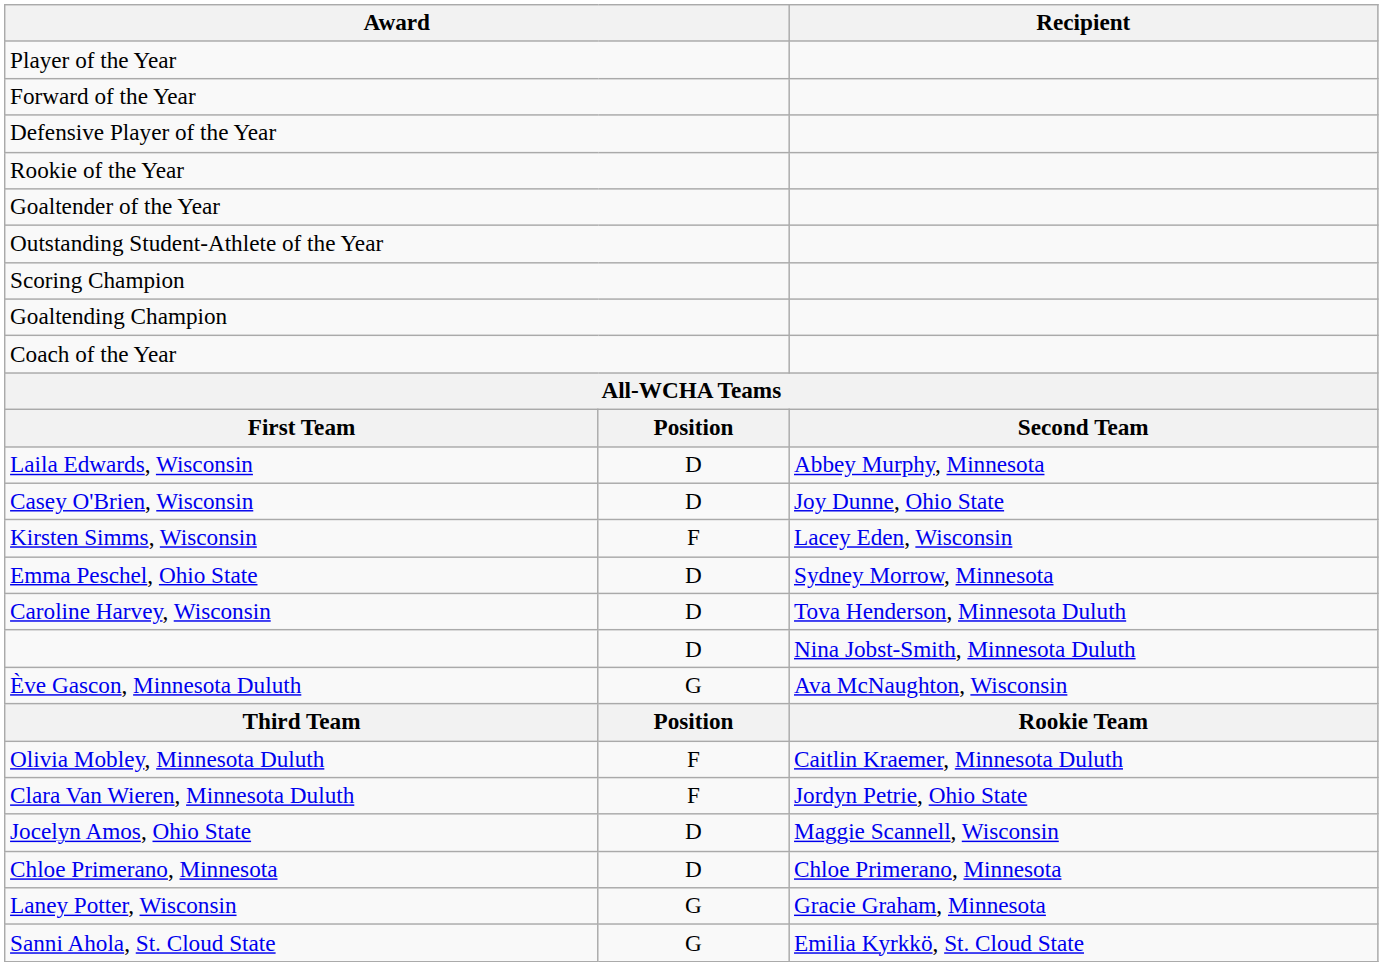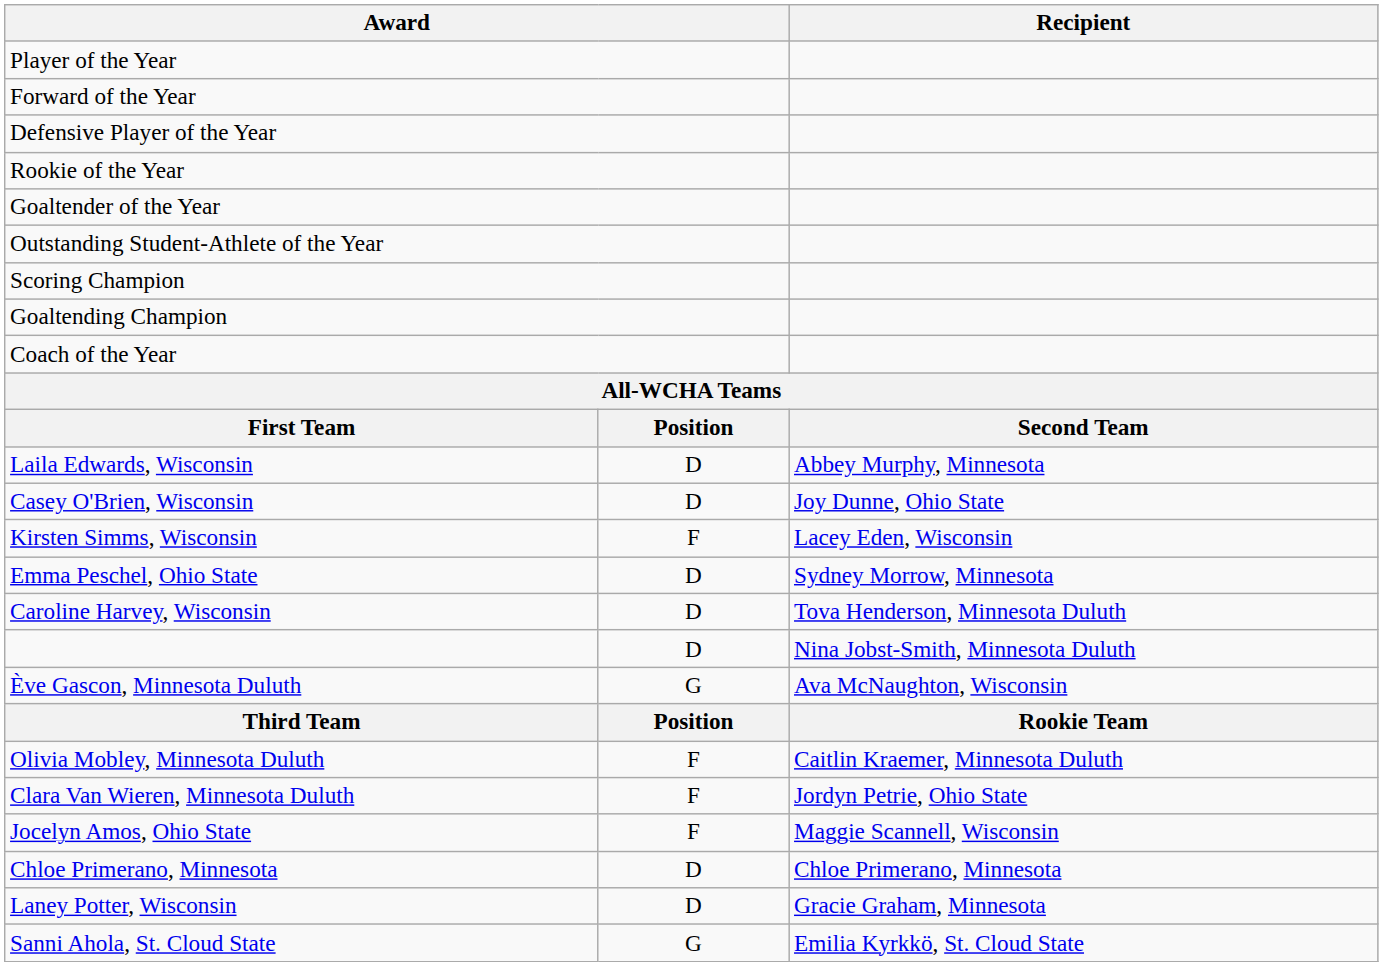(693, 832) D -> (693, 832) F
(693, 905) G -> (693, 905) D
